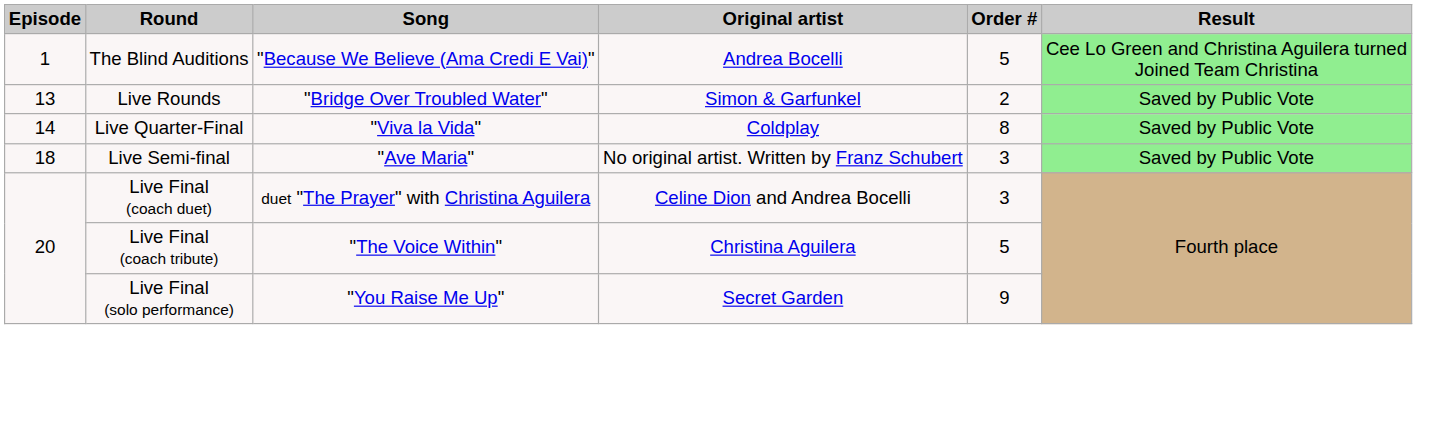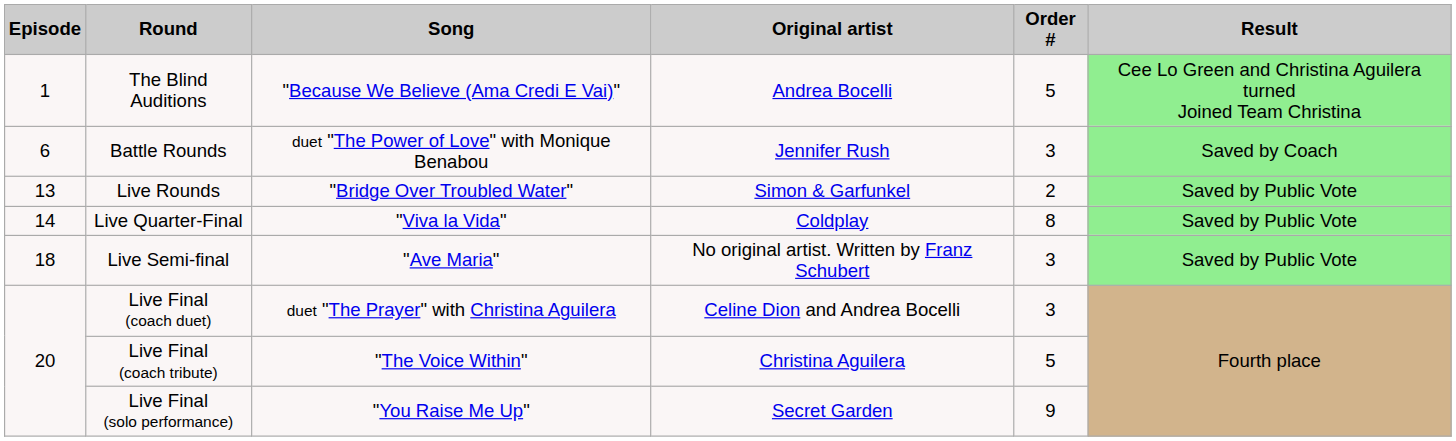+ row: (168, 151)
